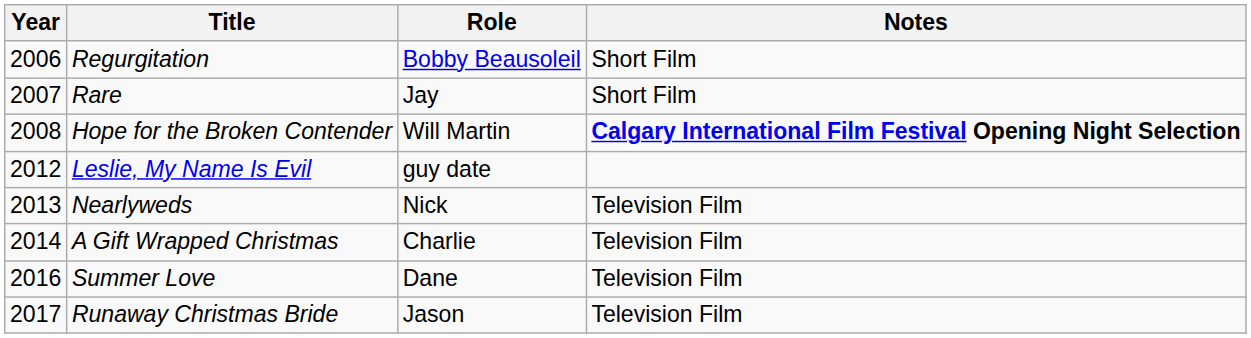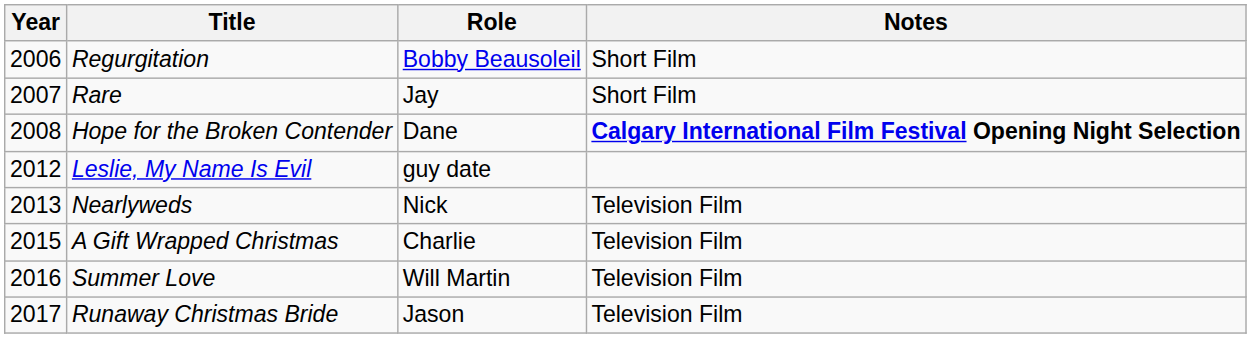(456, 132) Will Martin -> (430, 132) Dane
(36, 242) 2014 -> (36, 242) 2015
(430, 278) Dane -> (456, 278) Will Martin
